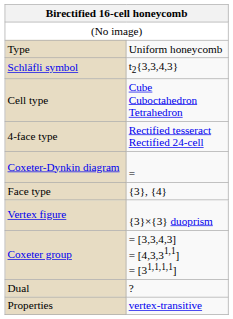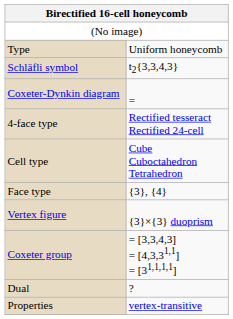rows swapped: (64, 167) <-> (28, 100)
